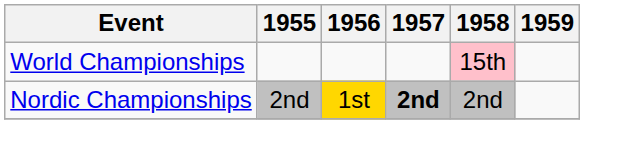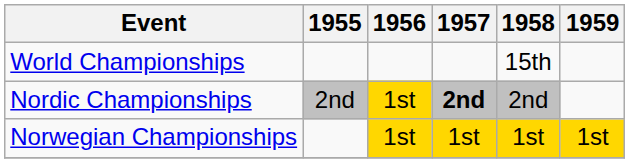(483, 61) pink background -> (528, 61) no background
+ row: (154, 137)
